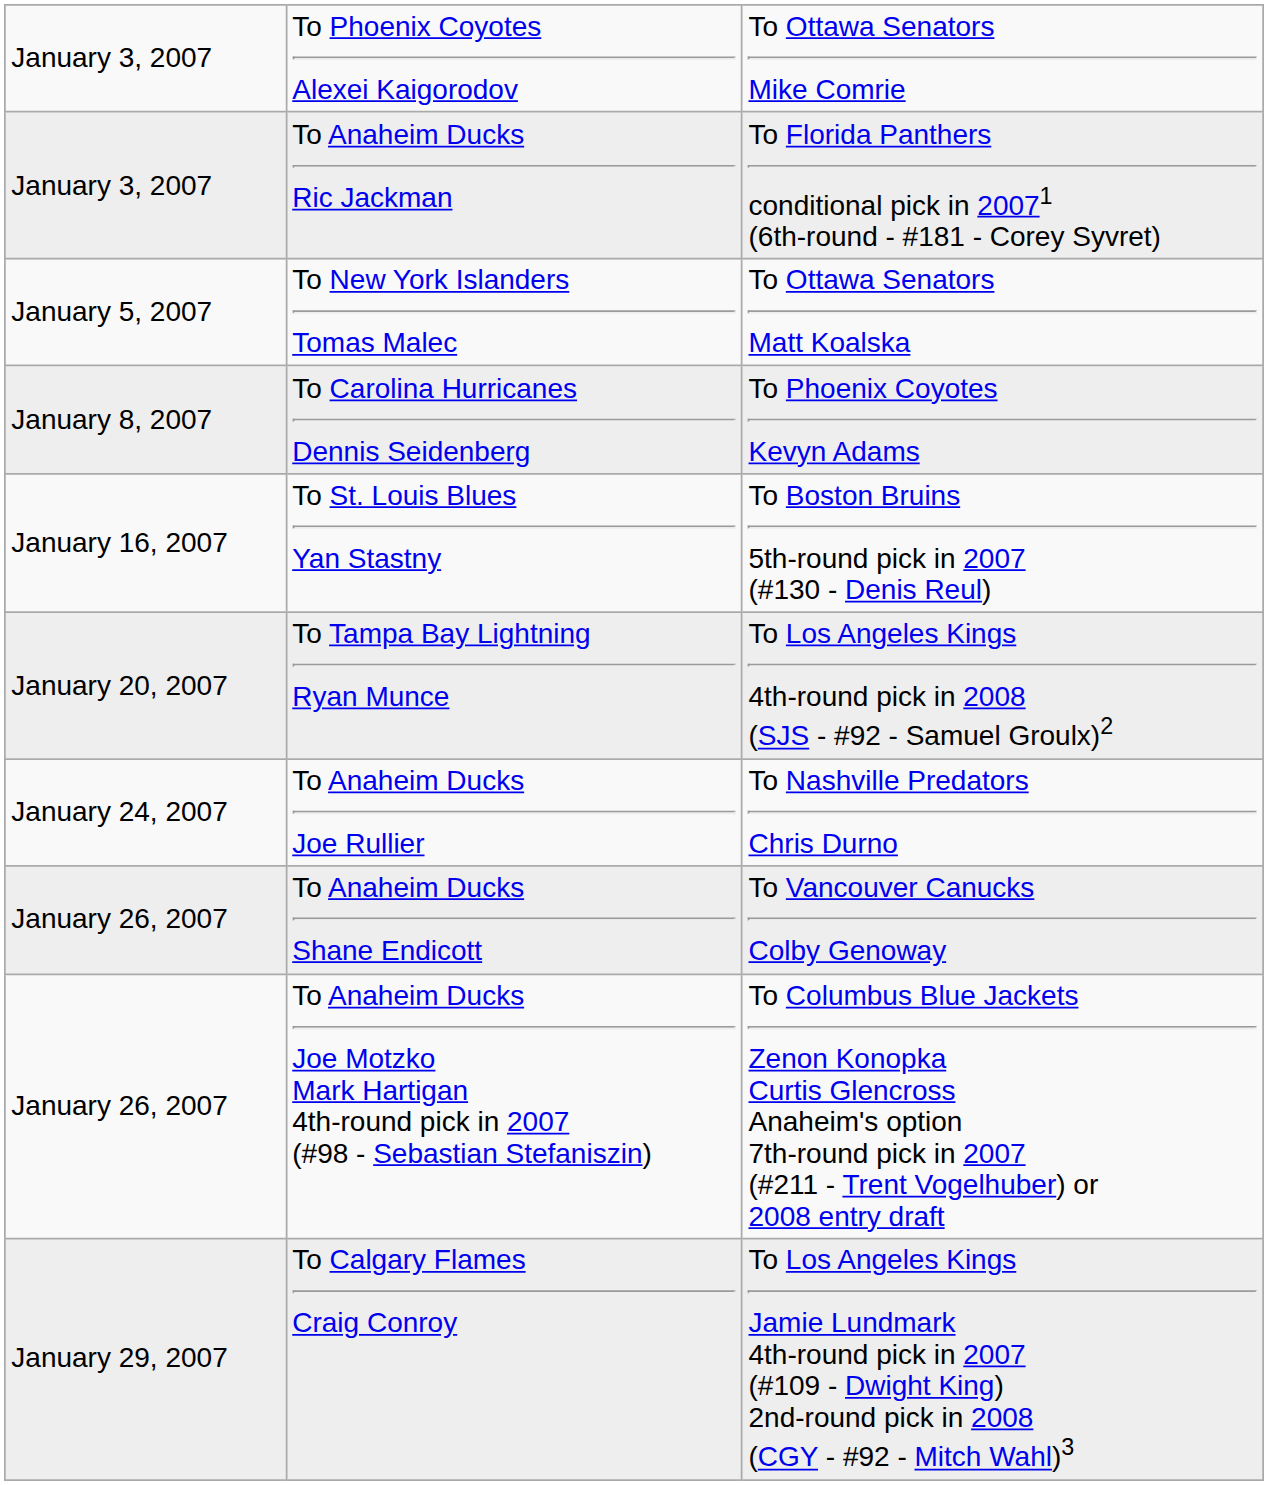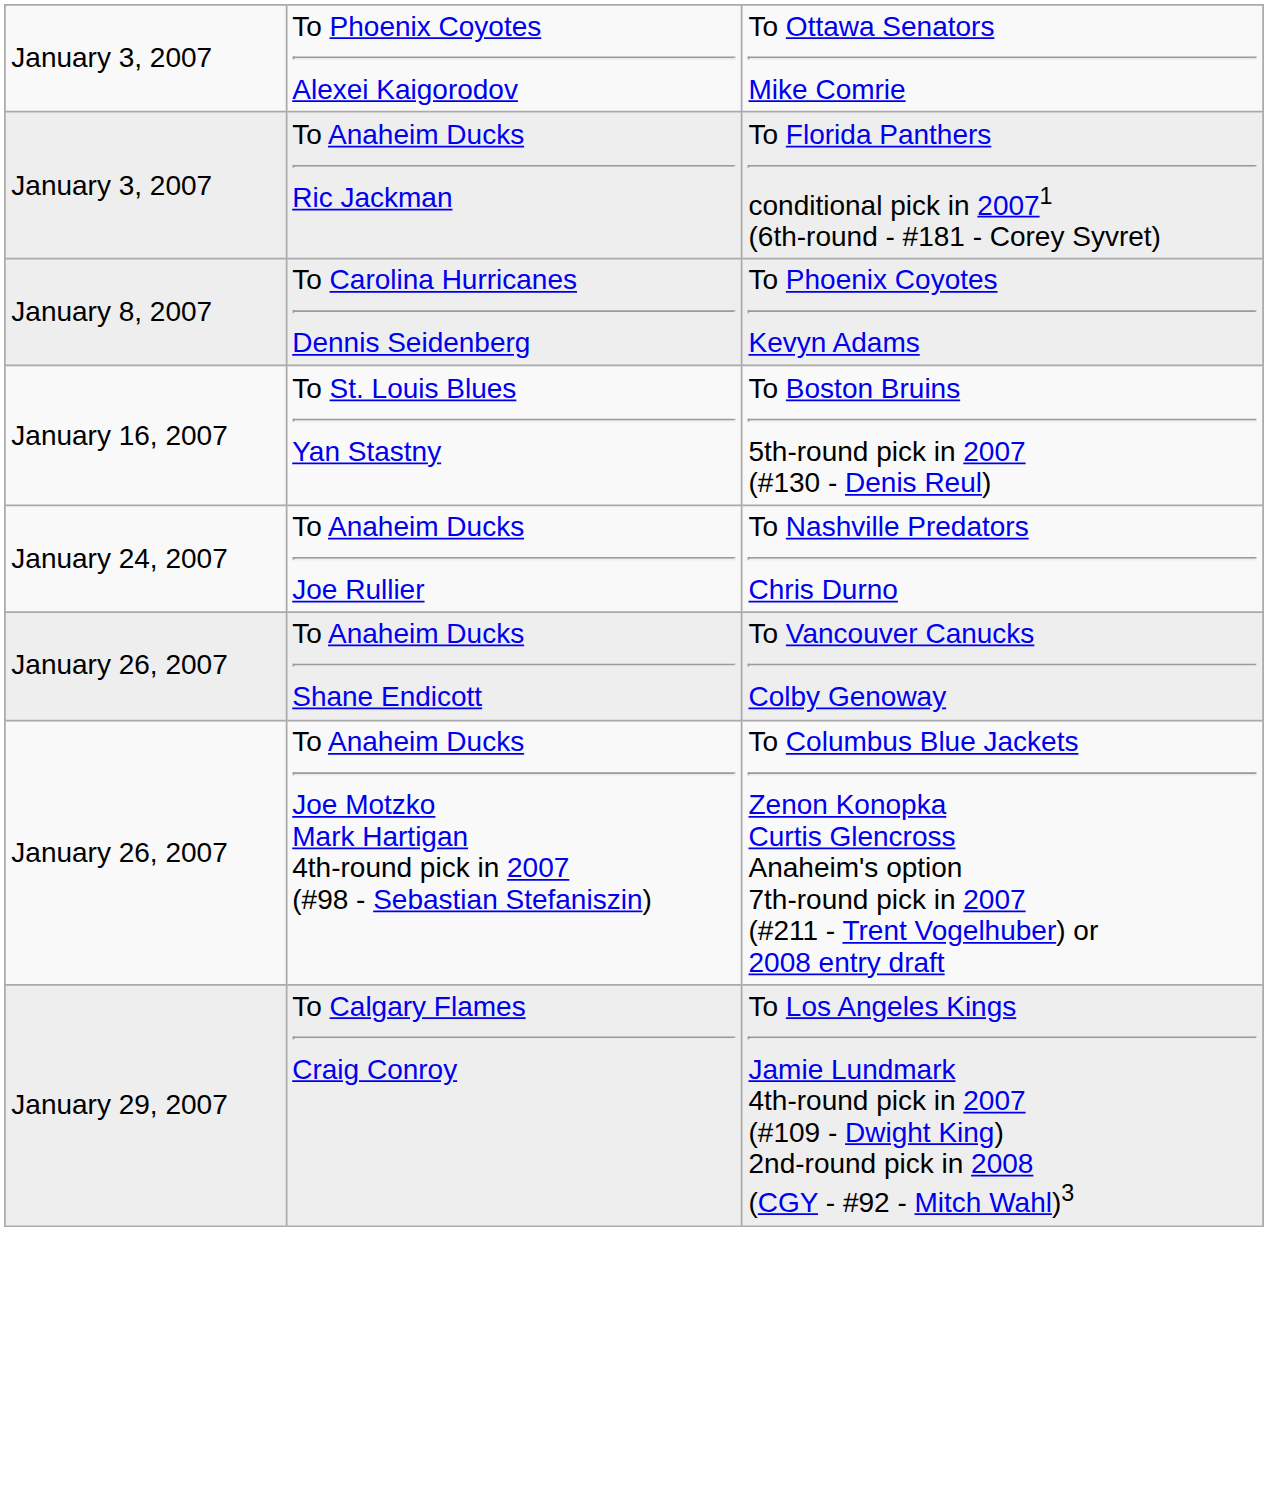- row: (514, 312)
- row: (514, 665)
